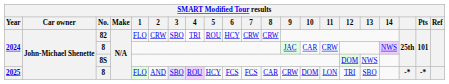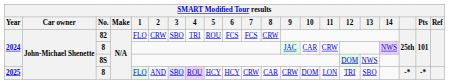(232, 35) HCY -> (232, 35) FCS
(251, 35) CRW -> (251, 35) FCS
(232, 73) FCS -> (232, 73) HCY
(251, 73) FCS -> (251, 73) CRW
